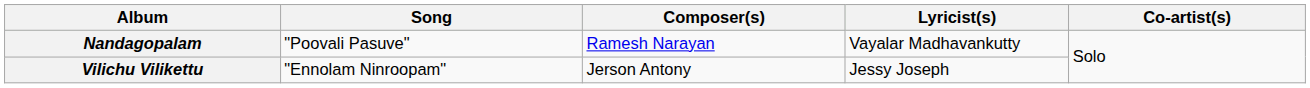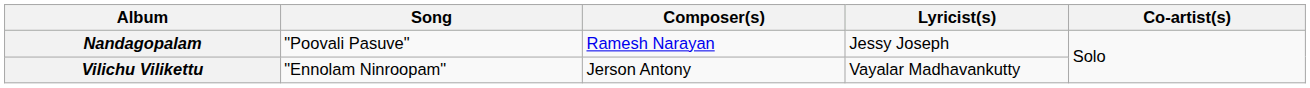(935, 43) Vayalar Madhavankutty -> (899, 43) Jessy Joseph
(899, 69) Jessy Joseph -> (935, 69) Vayalar Madhavankutty
